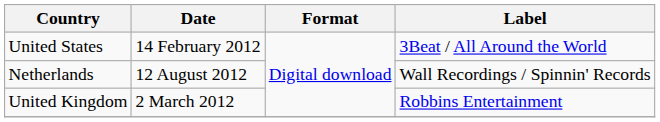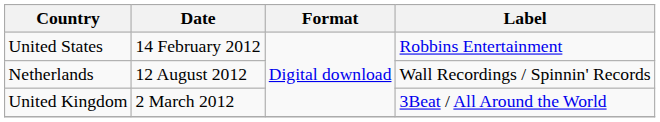(503, 46) 3Beat / All Around the World -> (481, 46) Robbins Entertainment
(481, 102) Robbins Entertainment -> (503, 102) 3Beat / All Around the World
